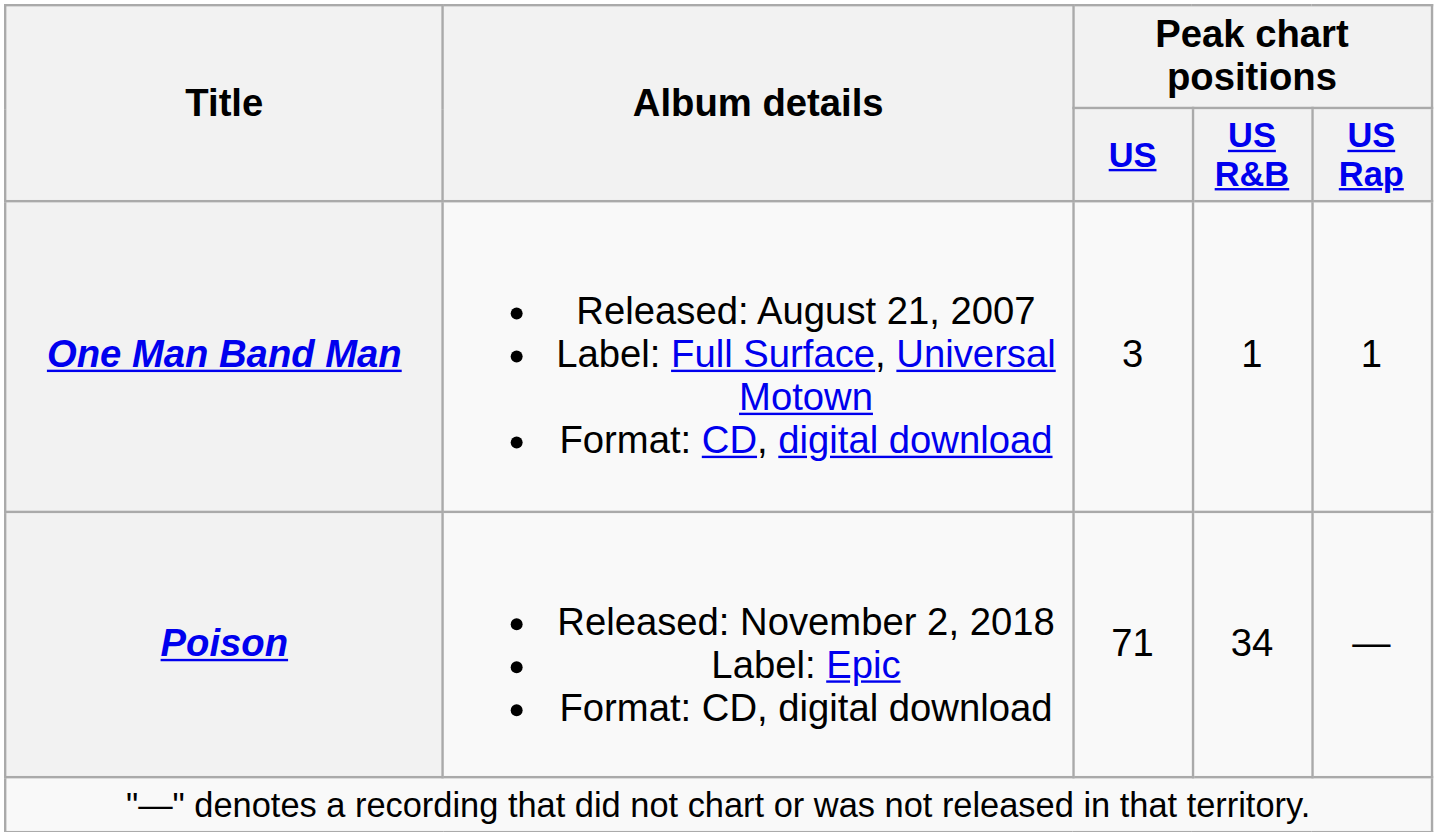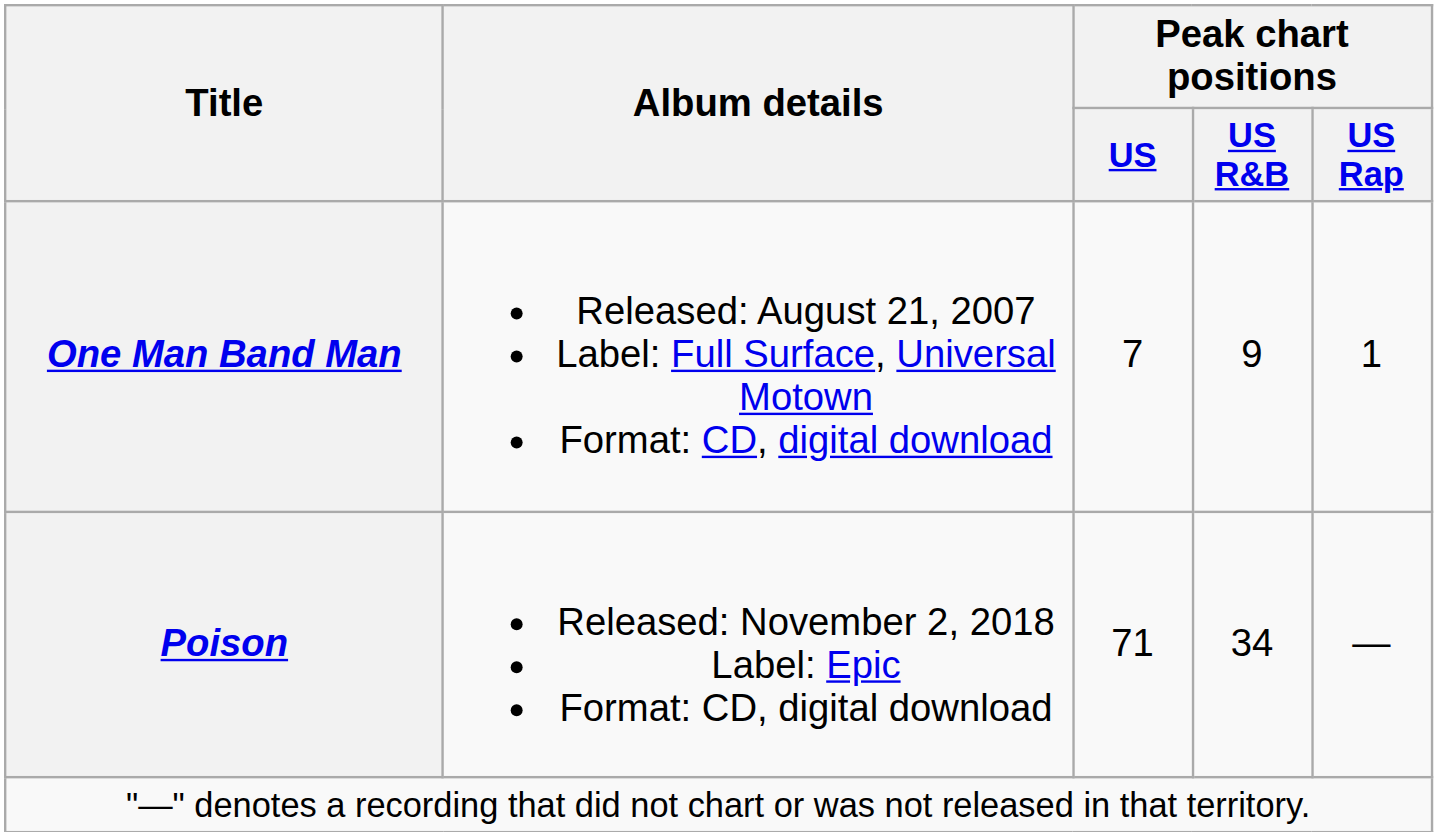(1133, 355) 3 -> (1133, 355) 7
(1252, 355) 1 -> (1252, 355) 9
